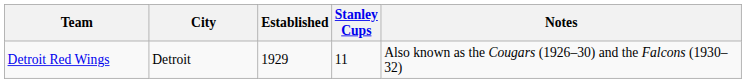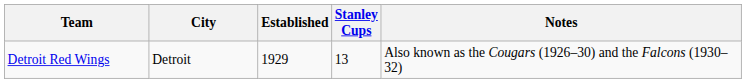(341, 59) 11 -> (342, 59) 13
